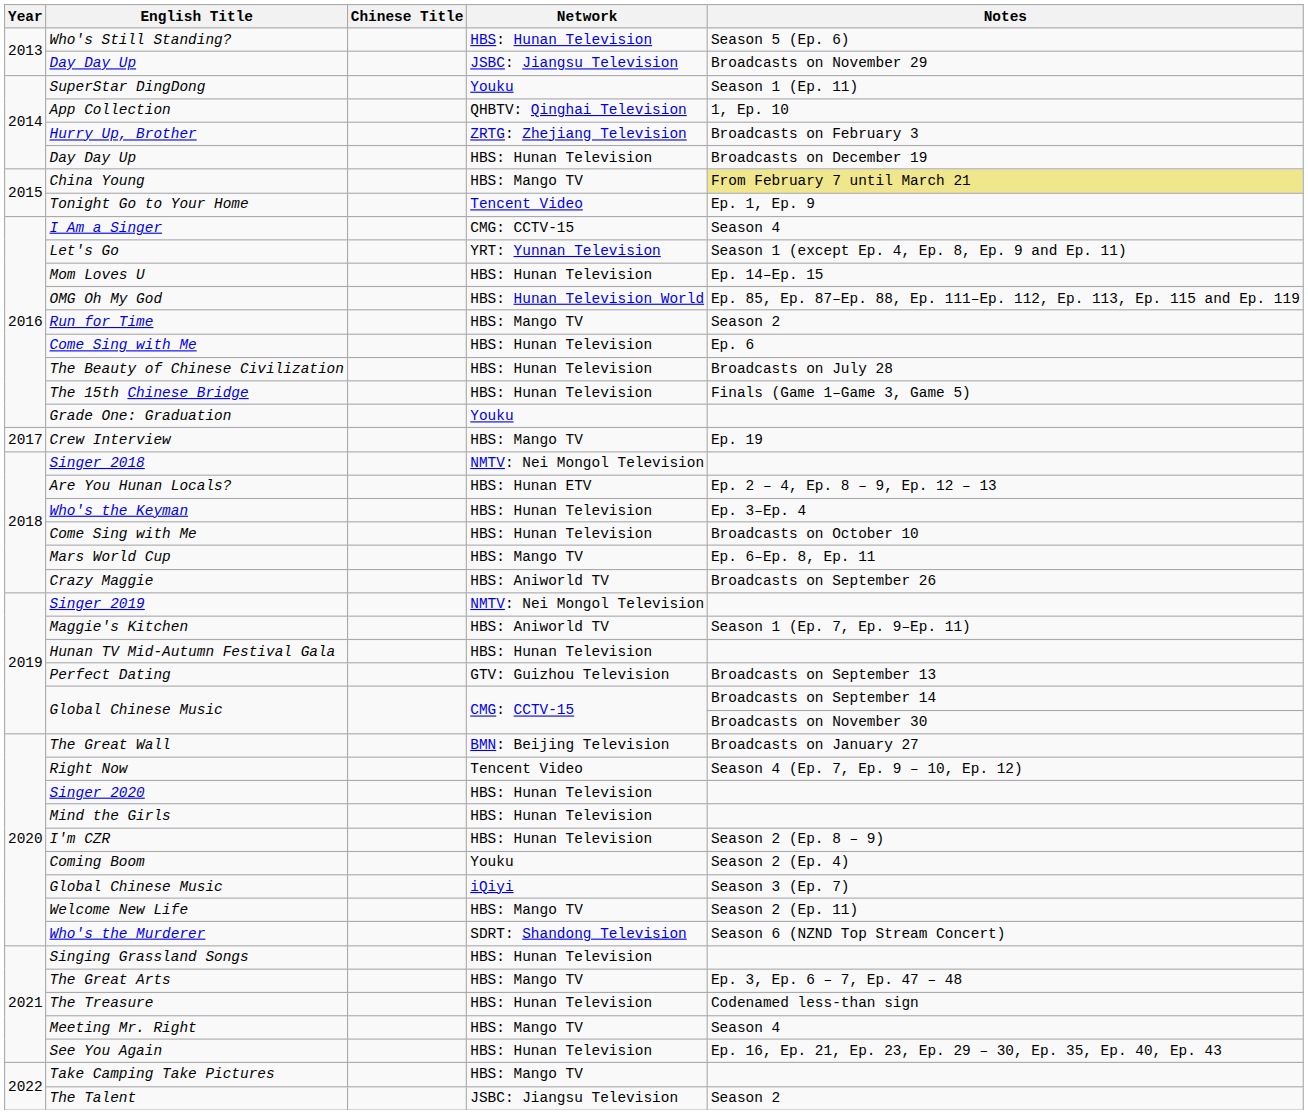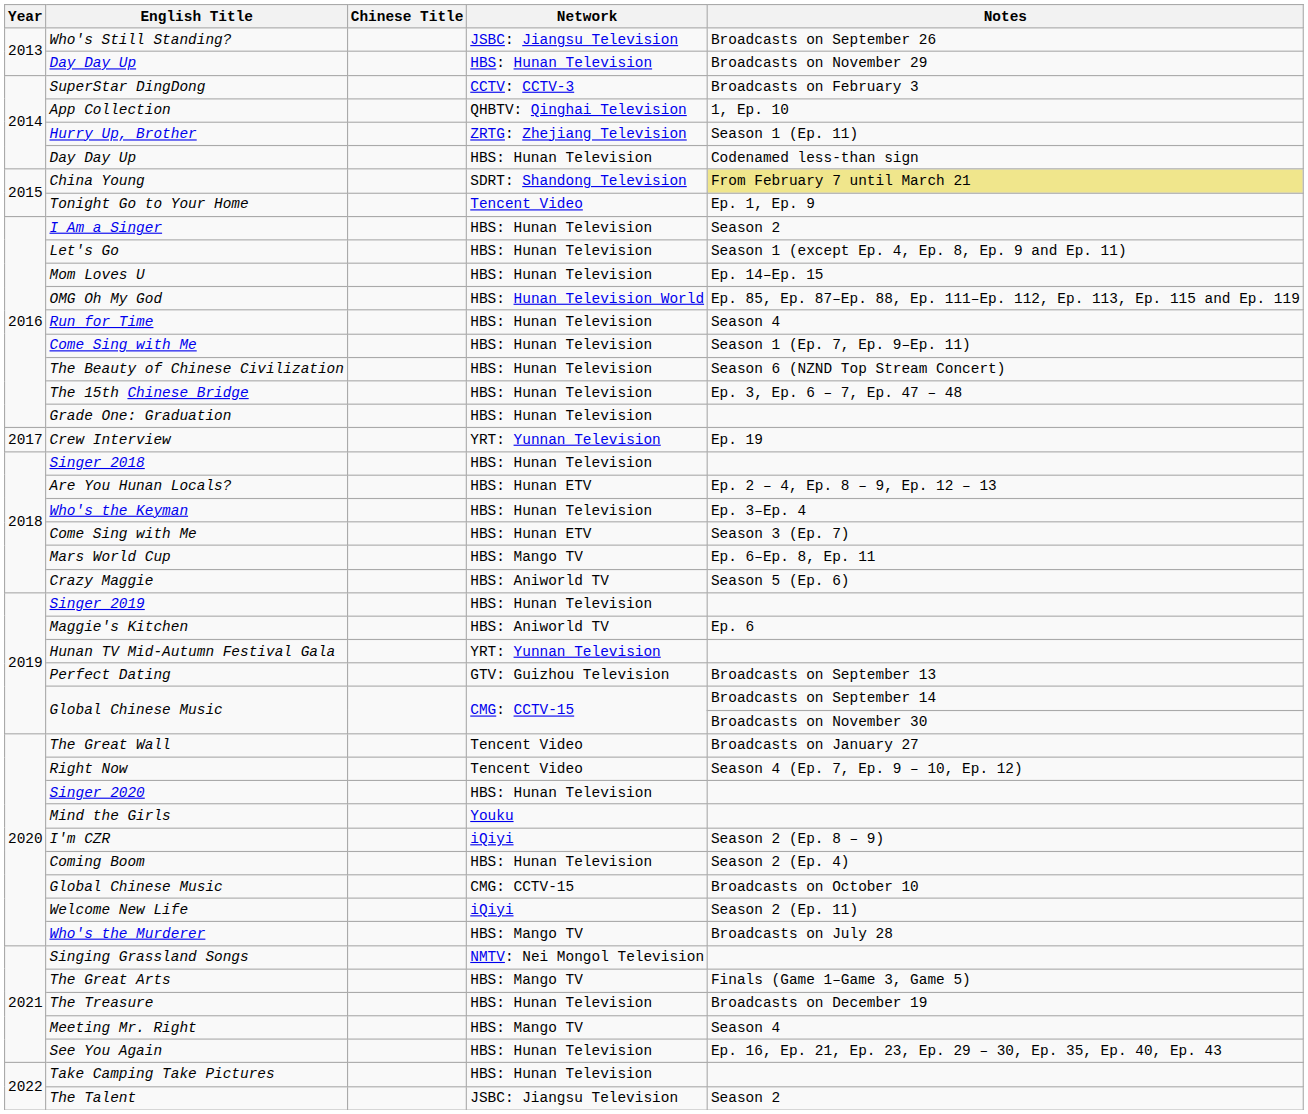(561, 40) HBS: Hunan Television -> (574, 40) JSBC: Jiangsu Television
(780, 40) Season 5 (Ep. 6) -> (824, 40) Broadcasts on September 26
(574, 63) JSBC: Jiangsu Television -> (561, 63) HBS: Hunan Television
(492, 87) Youku -> (522, 87) CCTV: CCTV-3
(785, 87) Season 1 (Ep. 11) -> (815, 87) Broadcasts on February 3
(815, 134) Broadcasts on February 3 -> (785, 134) Season 1 (Ep. 11)
(819, 157) Broadcasts on December 19 -> (815, 157) Codenamed less-than sign
(527, 181) HBS: Mango TV -> (579, 181) SDRT: Shandong Television
(522, 228) CMG: CCTV-15 -> (561, 228) HBS: Hunan Television
(746, 228) Season 4 -> (746, 228) Season 2
(566, 251) YRT: Yunnan Television -> (561, 251) HBS: Hunan Television
(527, 322) HBS: Mango TV -> (561, 322) HBS: Hunan Television
(746, 322) Season 2 -> (746, 322) Season 4
(733, 346) Ep. 6 -> (841, 346) Season 1 (Ep. 7, Ep. 9–Ep. 11)
(802, 369) Broadcasts on July 28 -> (858, 369) Season 6 (NZND Top Stream Concert)
(841, 393) Finals (Game 1–Game 3, Game 5) -> (837, 393) Ep. 3, Ep. 6 – 7, Ep. 47 – 48
(492, 416) Youku -> (561, 416) HBS: Hunan Television
(527, 440) HBS: Mango TV -> (566, 440) YRT: Yunnan Television
(587, 463) NMTV: Nei Mongol Television -> (561, 463) HBS: Hunan Television
(561, 534) HBS: Hunan Television -> (531, 534) HBS: Hunan ETV
(815, 534) Broadcasts on October 10 -> (780, 534) Season 3 (Ep. 7)
(824, 581) Broadcasts on September 26 -> (780, 581) Season 5 (Ep. 6)
(587, 604) NMTV: Nei Mongol Television -> (561, 604) HBS: Hunan Television
(841, 628) Season 1 (Ep. 7, Ep. 9–Ep. 11) -> (733, 628) Ep. 6
(561, 651) HBS: Hunan Television -> (566, 651) YRT: Yunnan Television
(570, 745) BMN: Beijing Television -> (527, 745) Tencent Video
(561, 816) HBS: Hunan Television -> (492, 816) Youku
(561, 839) HBS: Hunan Television -> (492, 839) iQiyi
(492, 863) Youku -> (561, 863) HBS: Hunan Television
(492, 886) iQiyi -> (522, 886) CMG: CCTV-15
(780, 886) Season 3 (Ep. 7) -> (815, 886) Broadcasts on October 10
(527, 910) HBS: Mango TV -> (492, 910) iQiyi
(579, 934) SDRT: Shandong Television -> (527, 934) HBS: Mango TV
(858, 934) Season 6 (NZND Top Stream Concert) -> (802, 934) Broadcasts on July 28
(561, 957) HBS: Hunan Television -> (587, 957) NMTV: Nei Mongol Television
(837, 981) Ep. 3, Ep. 6 – 7, Ep. 47 – 48 -> (841, 981) Finals (Game 1–Game 3, Game 5)
(815, 1004) Codenamed less-than sign -> (819, 1004) Broadcasts on December 19
(527, 1075) HBS: Mango TV -> (561, 1075) HBS: Hunan Television
